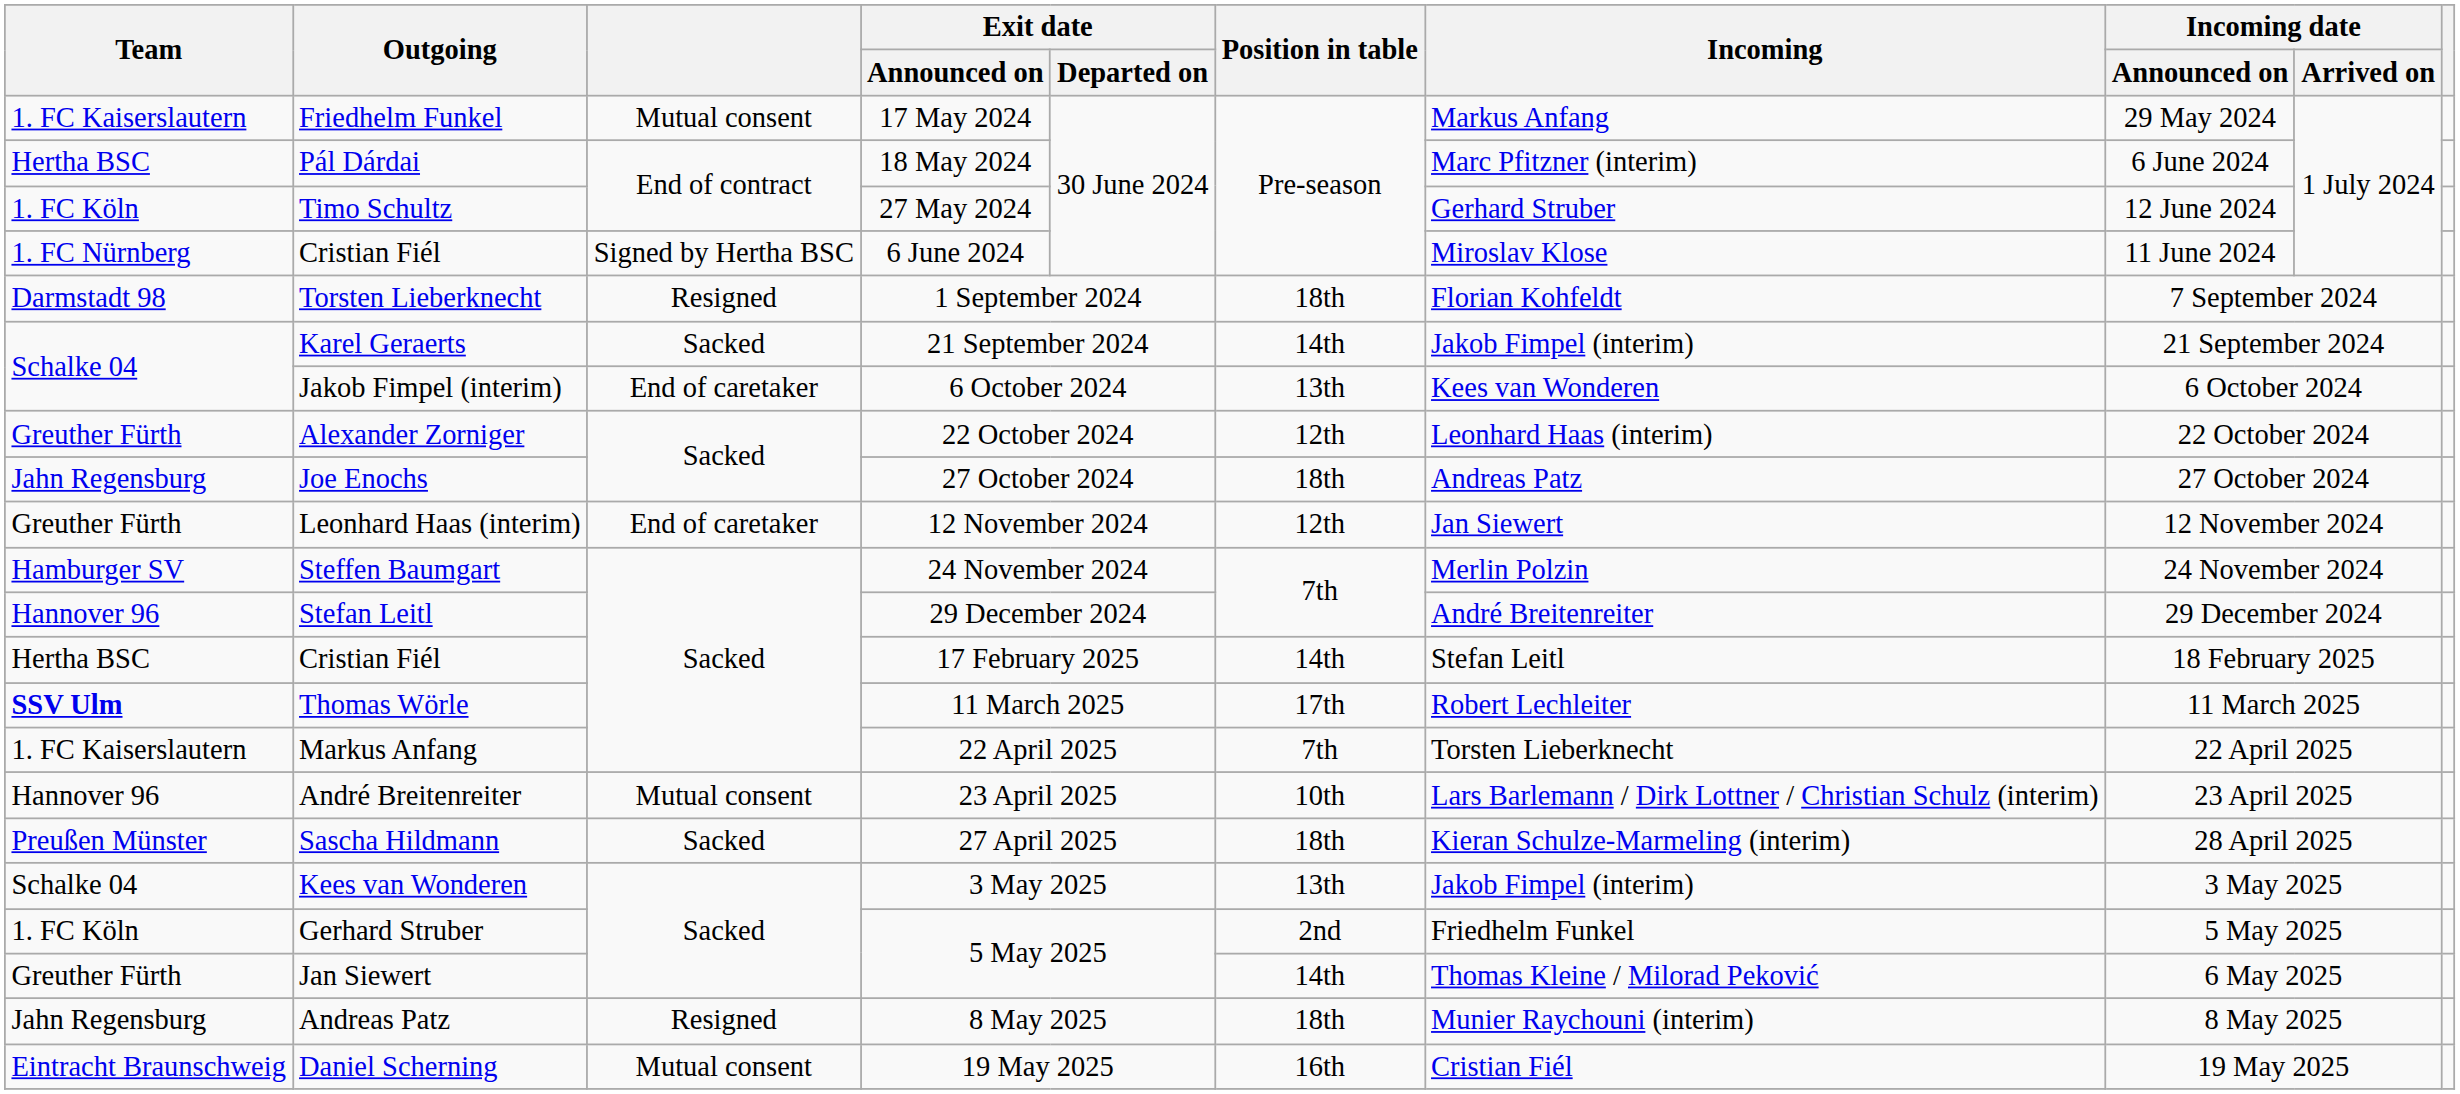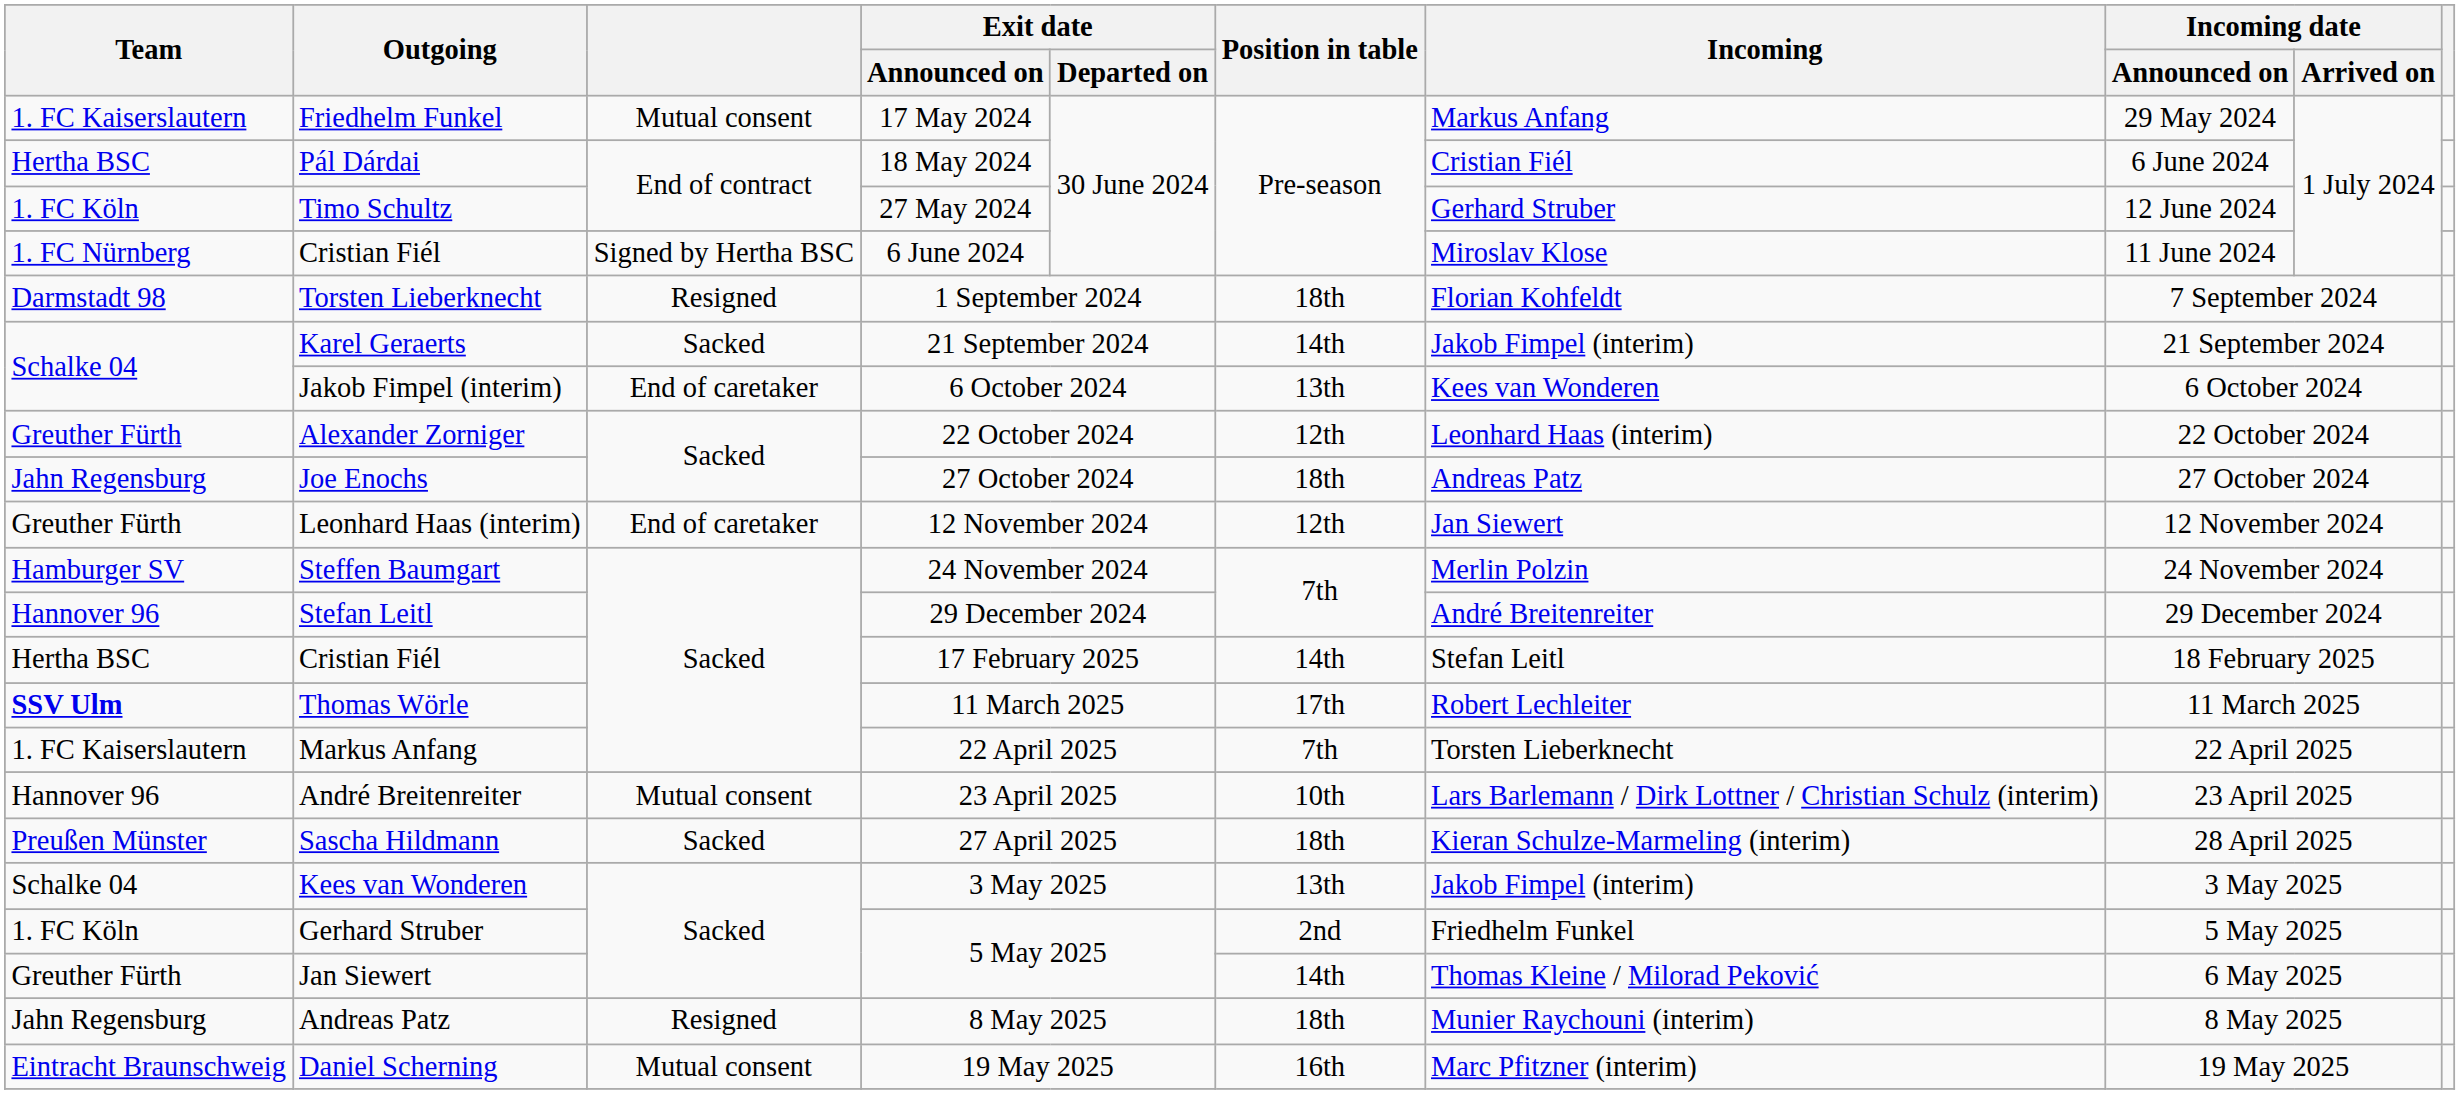(1564, 162) Marc Pfitzner (interim) -> (1502, 162) Cristian Fiél
(1502, 1065) Cristian Fiél -> (1564, 1065) Marc Pfitzner (interim)
